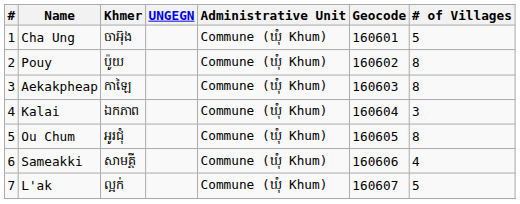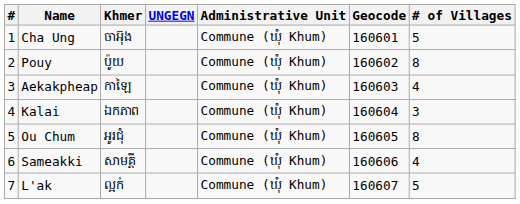(416, 87) 8 -> (416, 87) 4
